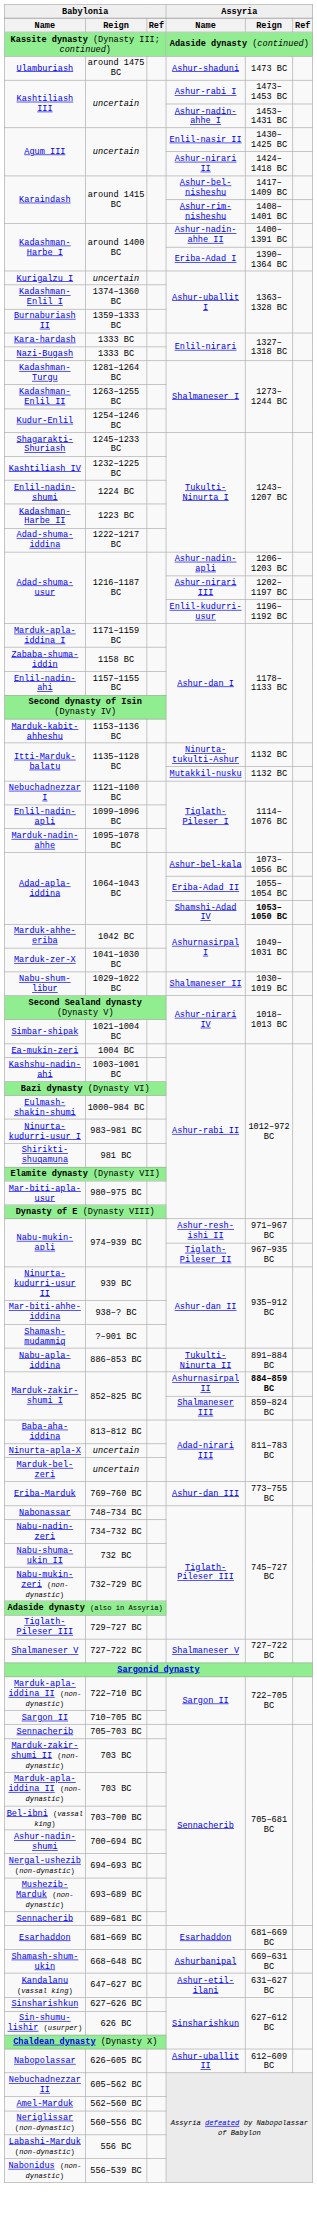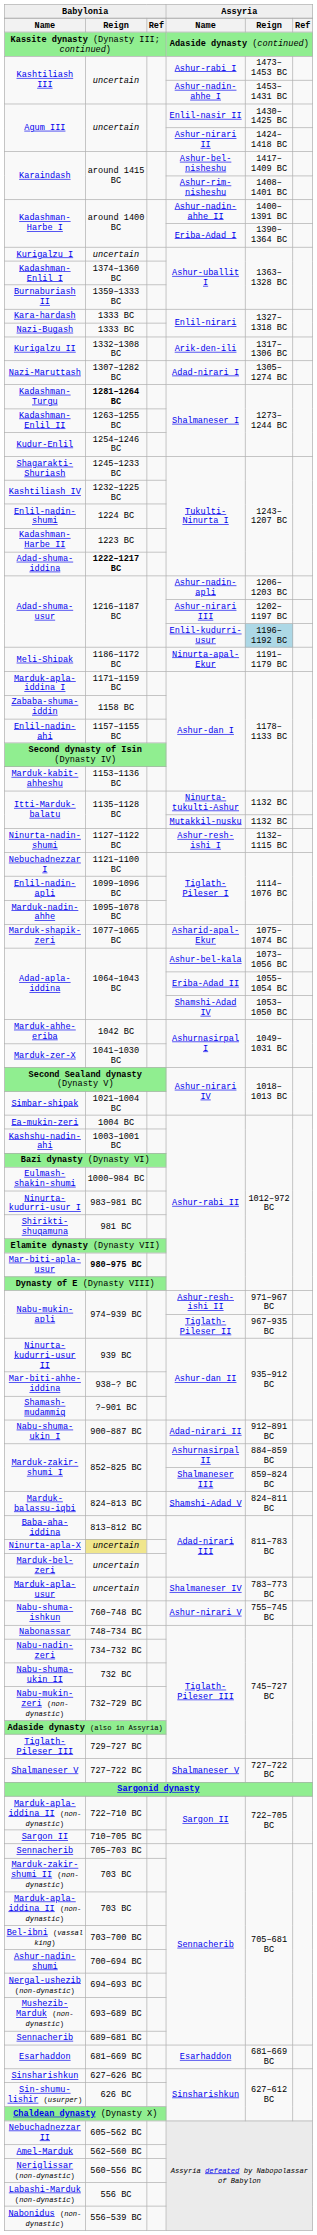- row: (45, 68)
+ row: (45, 349)
+ row: (45, 373)
(116, 373) normal -> (116, 397) bold
(116, 540) normal -> (116, 564) bold
(269, 612) no background -> (269, 636) lightblue background
+ row: (45, 659)
+ row: (45, 841)
+ row: (45, 936)
(269, 912) bold -> (269, 1008) normal
- row: (45, 984)
(116, 1193) normal -> (116, 1265) bold
+ row: (45, 1432)
- row: (45, 1360)
(269, 1384) bold -> (269, 1456) normal
+ row: (45, 1503)
(116, 1451) no background -> (116, 1546) khaki background
+ row: (45, 1589)
- row: (45, 1494)
+ row: (45, 1613)
- row: (45, 1961)
- row: (45, 1985)
- row: (45, 2061)
